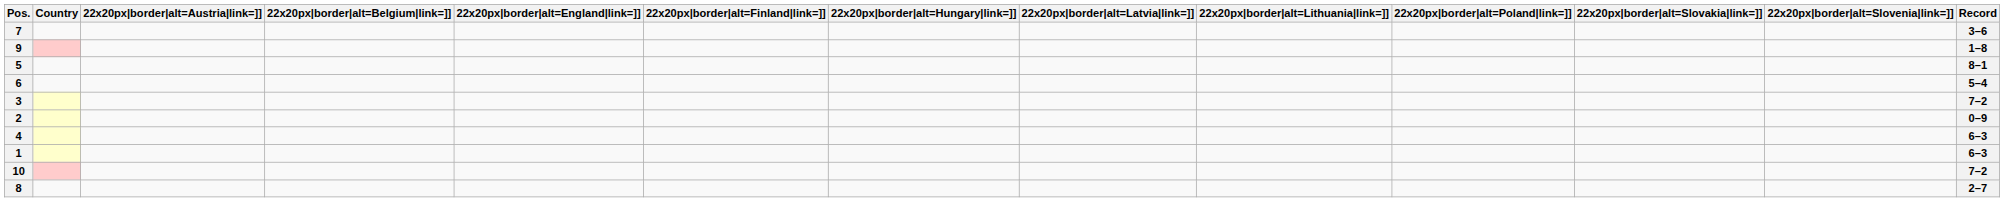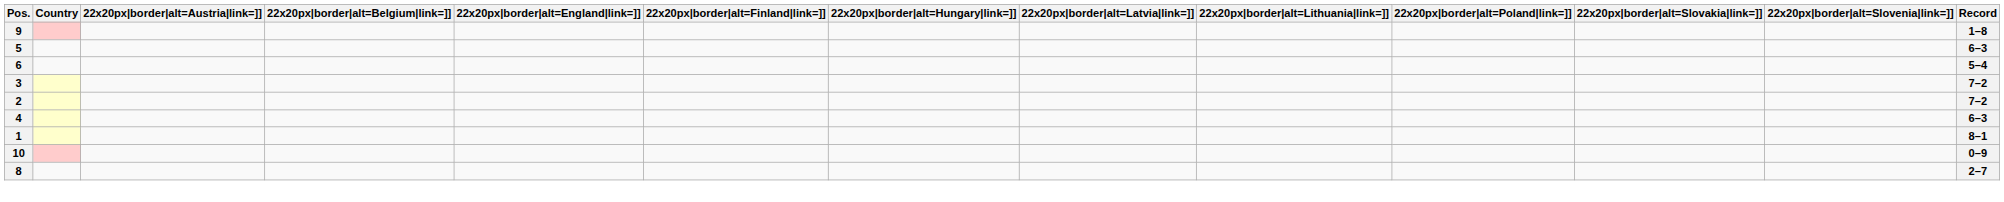- row: (19, 31)
(1978, 66) 8–1 -> (1978, 49) 6–3
(1978, 119) 0–9 -> (1978, 101) 7–2
(1978, 154) 6–3 -> (1978, 136) 8–1
(1978, 171) 7–2 -> (1978, 154) 0–9
